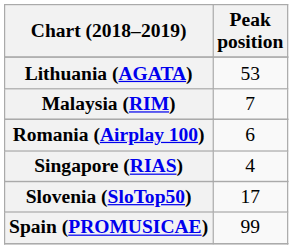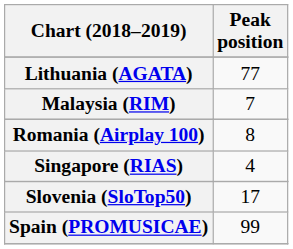(250, 72) 53 -> (250, 72) 77
(250, 134) 6 -> (250, 134) 8
